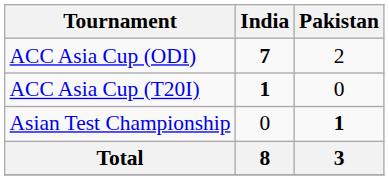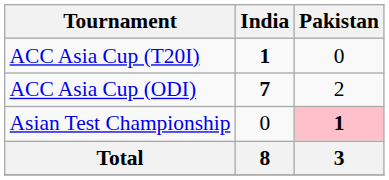rows swapped: (103, 55) <-> (105, 89)
(339, 123) no background -> (339, 123) pink background
